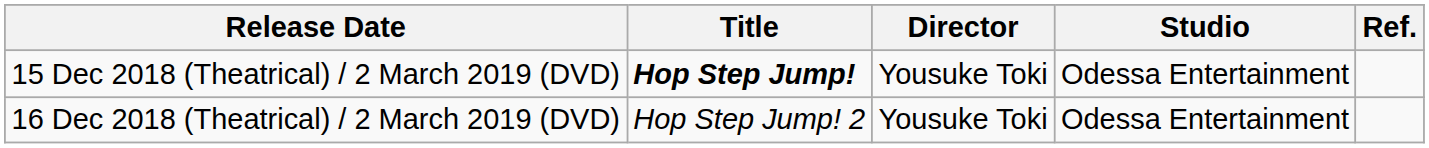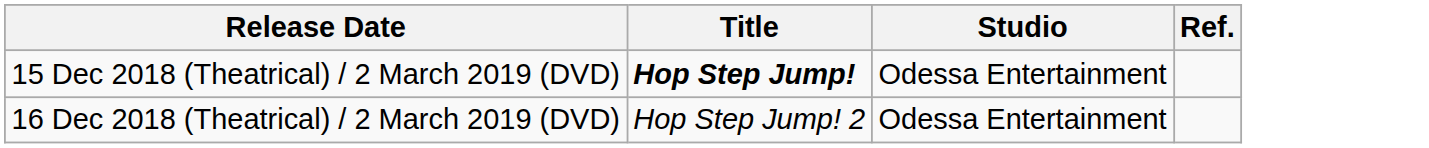- column: (963, 27)
